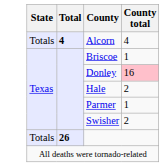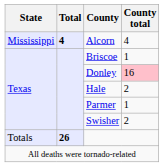(42, 40) Totals -> (31, 40) Mississippi
